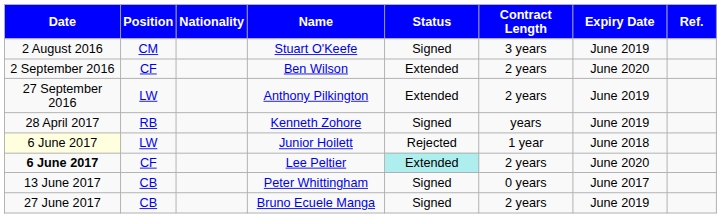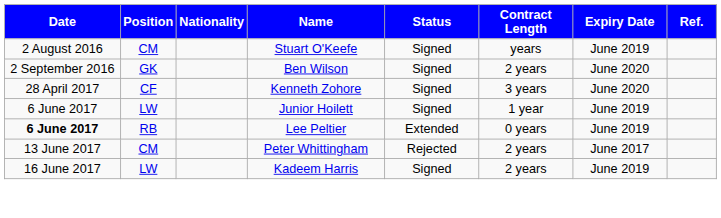(526, 49) 3 years -> (526, 49) years
(148, 69) CF -> (148, 69) GK
(432, 69) Extended -> (432, 69) Signed
- row: (316, 96)
(148, 123) RB -> (148, 89) CF
(526, 123) years -> (526, 89) 3 years
(620, 123) June 2019 -> (620, 89) June 2020
(62, 143) lightyellow background -> (62, 109) no background
(432, 143) Rejected -> (432, 109) Signed
(620, 143) June 2018 -> (620, 109) June 2019
(148, 163) CF -> (148, 129) RB
(432, 163) paleturquoise background -> (432, 129) no background
(526, 163) 2 years -> (526, 129) 0 years
(620, 163) June 2020 -> (620, 129) June 2019
(148, 183) CB -> (148, 149) CM
(432, 183) Signed -> (432, 149) Rejected
(526, 183) 0 years -> (526, 149) 2 years
+ row: (316, 169)
- row: (316, 203)
